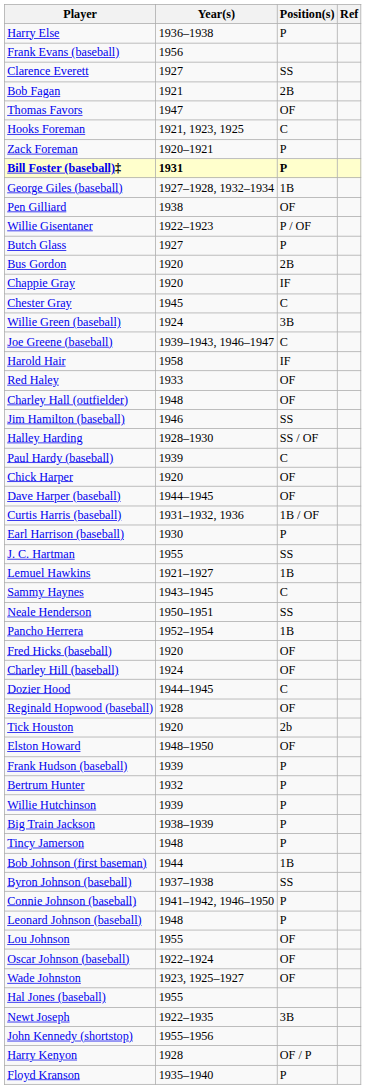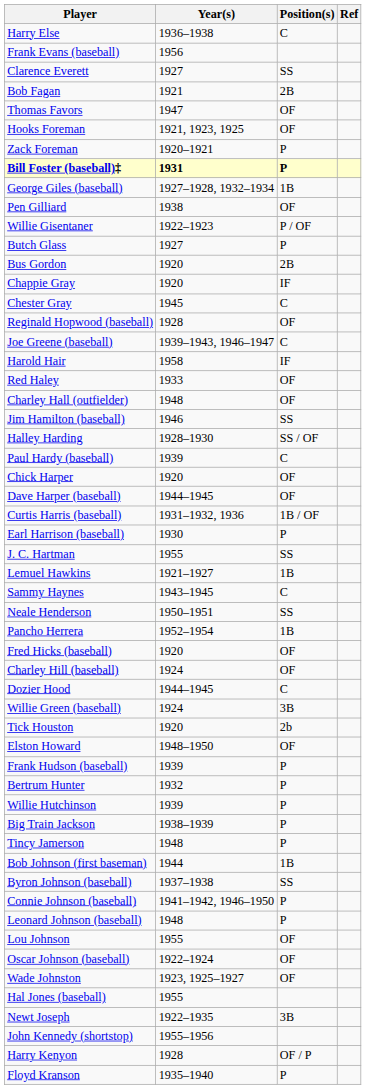(283, 33) P -> (284, 33) C
(284, 129) C -> (288, 129) OF
rows swapped: (64, 322) <-> (80, 708)
